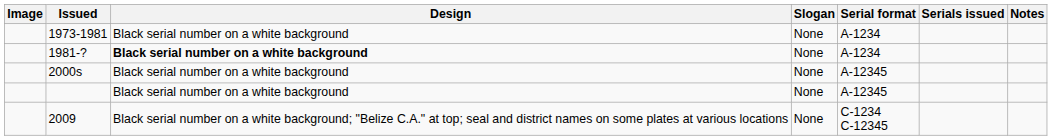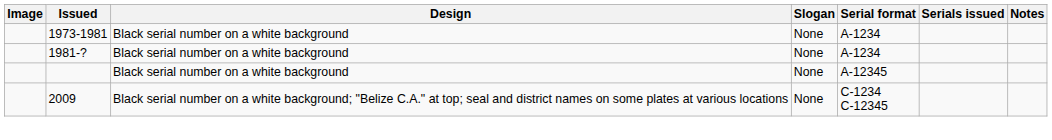(240, 53) bold -> (231, 53) normal
- row: (65, 72)
